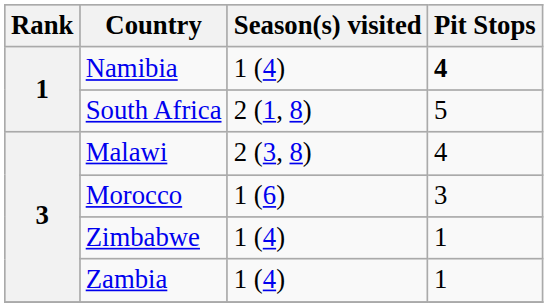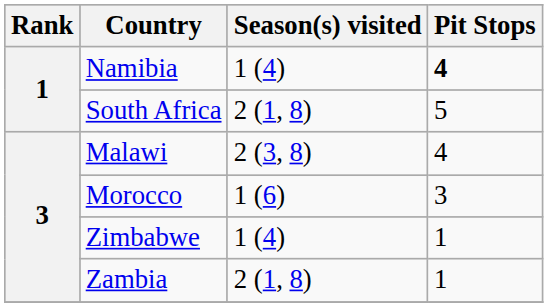(259, 279) 1 (4) -> (273, 279) 2 (1, 8)
